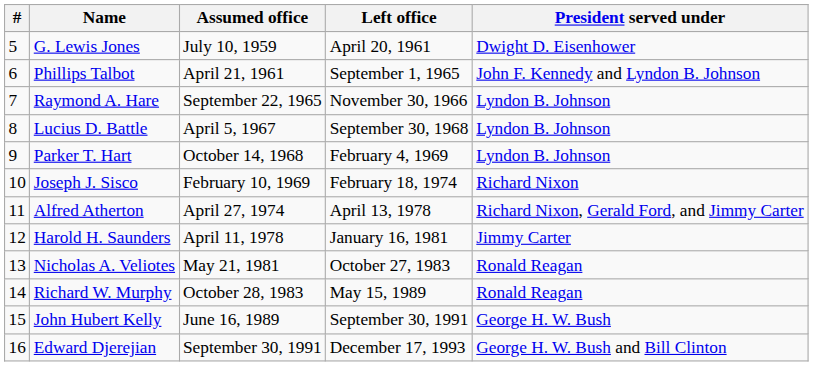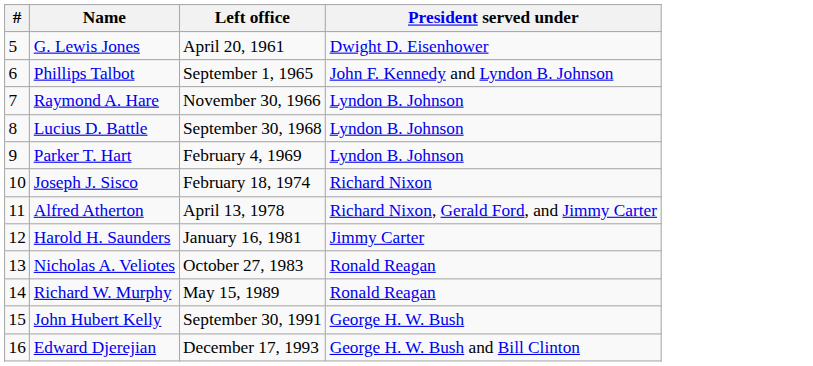- column: (252, 18)
